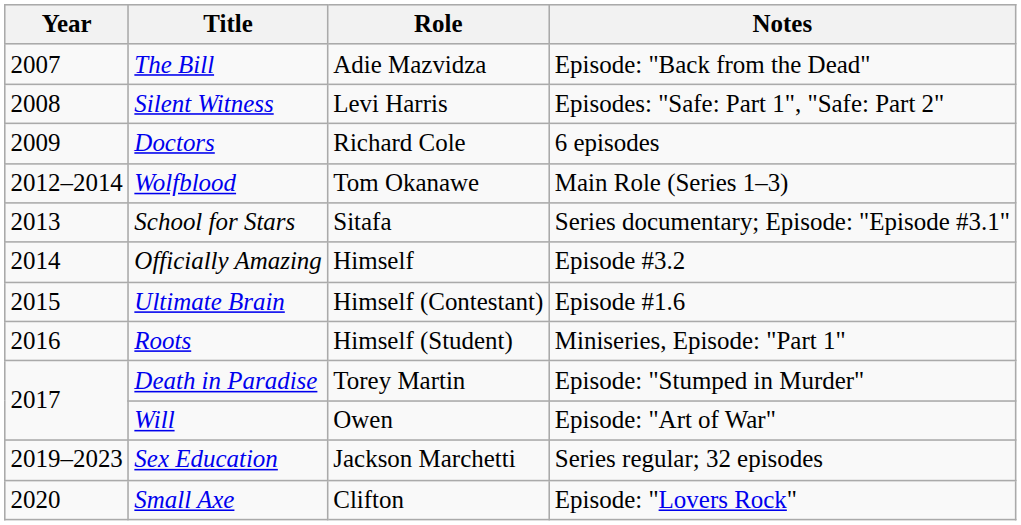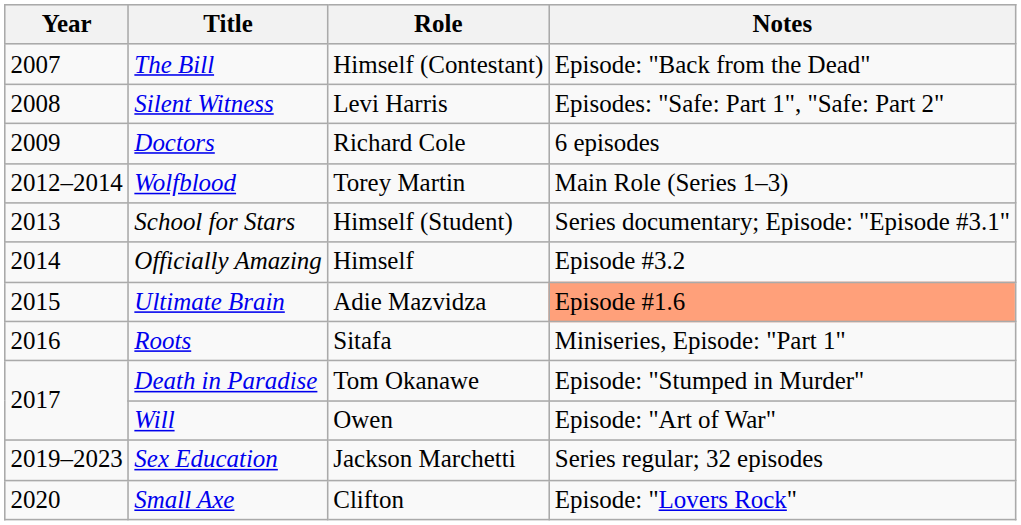(410, 63) Adie Mazvidza -> (438, 63) Himself (Contestant)
(406, 182) Tom Okanawe -> (399, 182) Torey Martin
(362, 222) Sitafa -> (423, 222) Himself (Student)
(438, 301) Himself (Contestant) -> (410, 301) Adie Mazvidza
(620, 301) no background -> (620, 301) lightsalmon background
(423, 340) Himself (Student) -> (362, 340) Sitafa
(399, 380) Torey Martin -> (406, 380) Tom Okanawe
